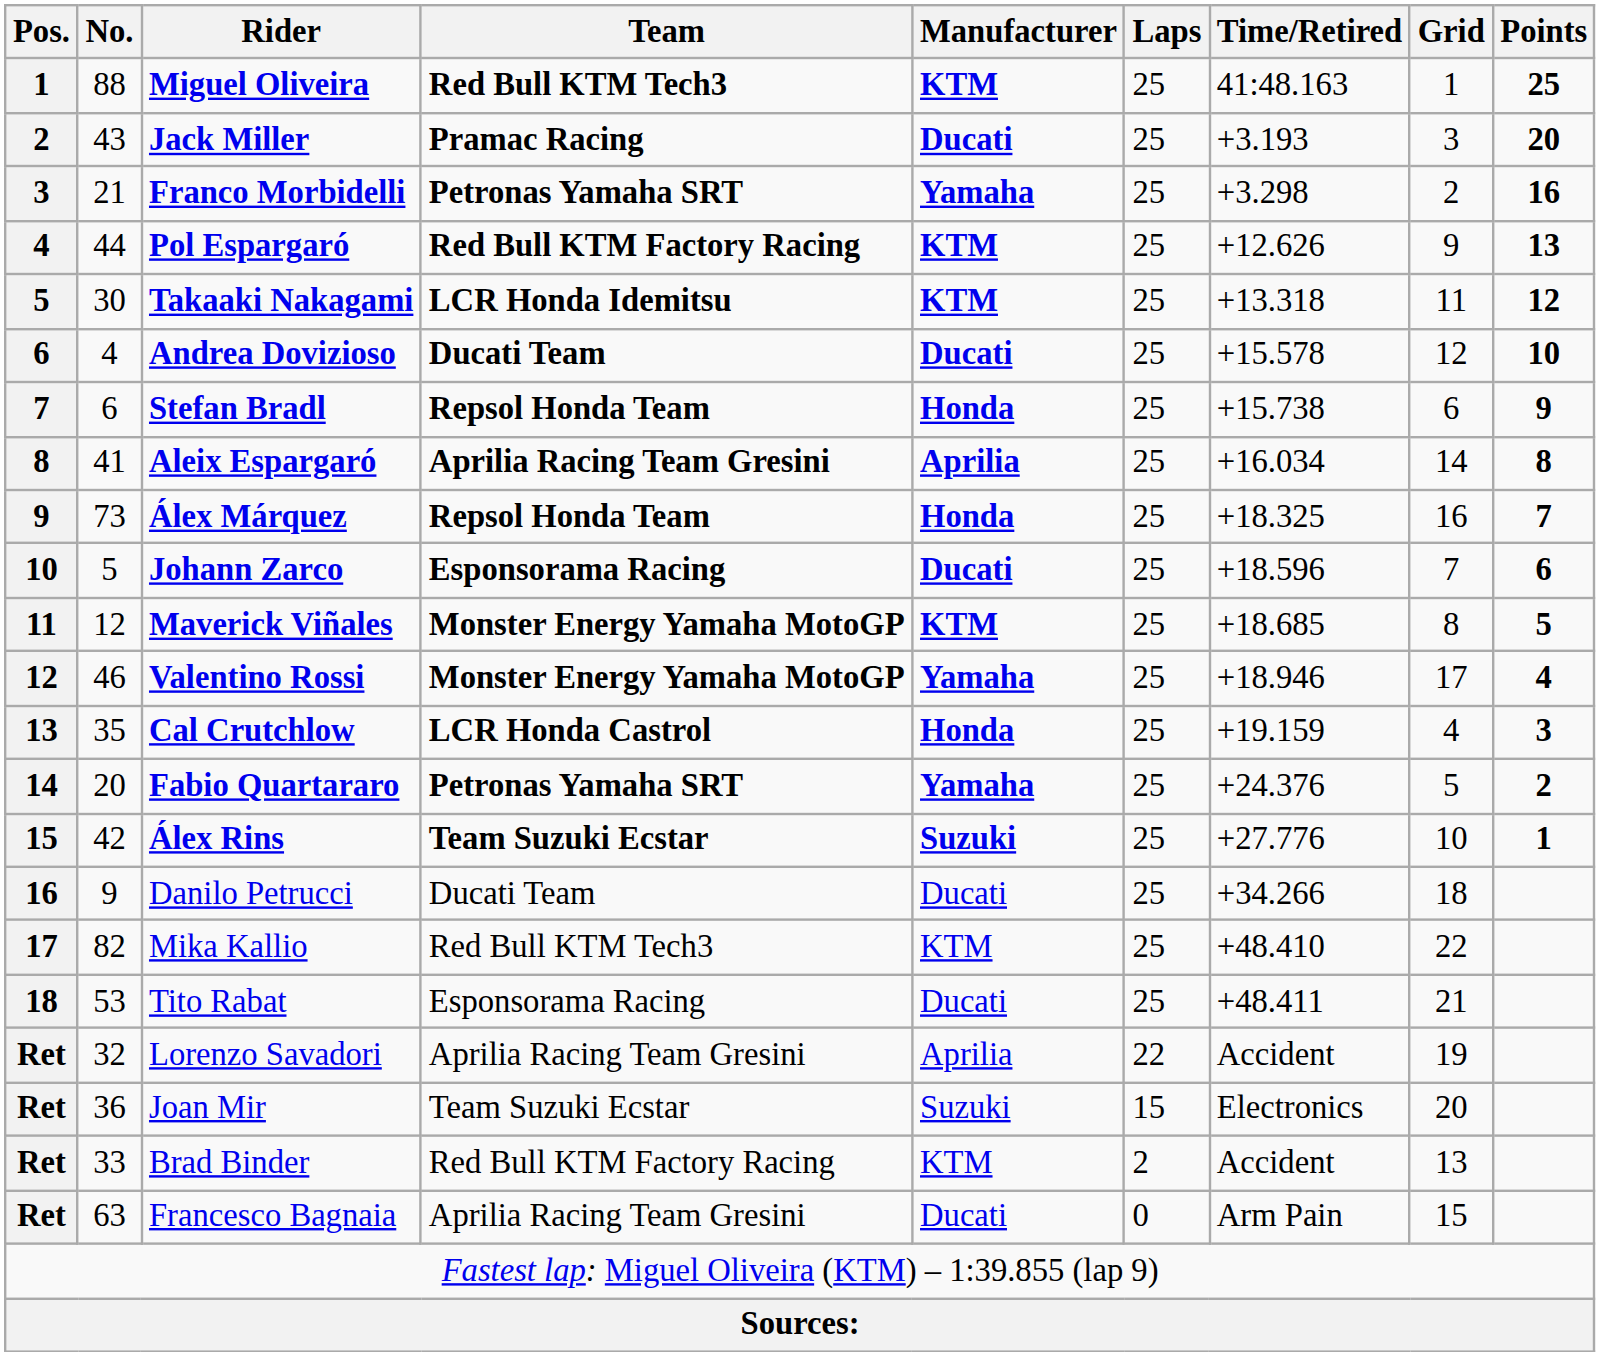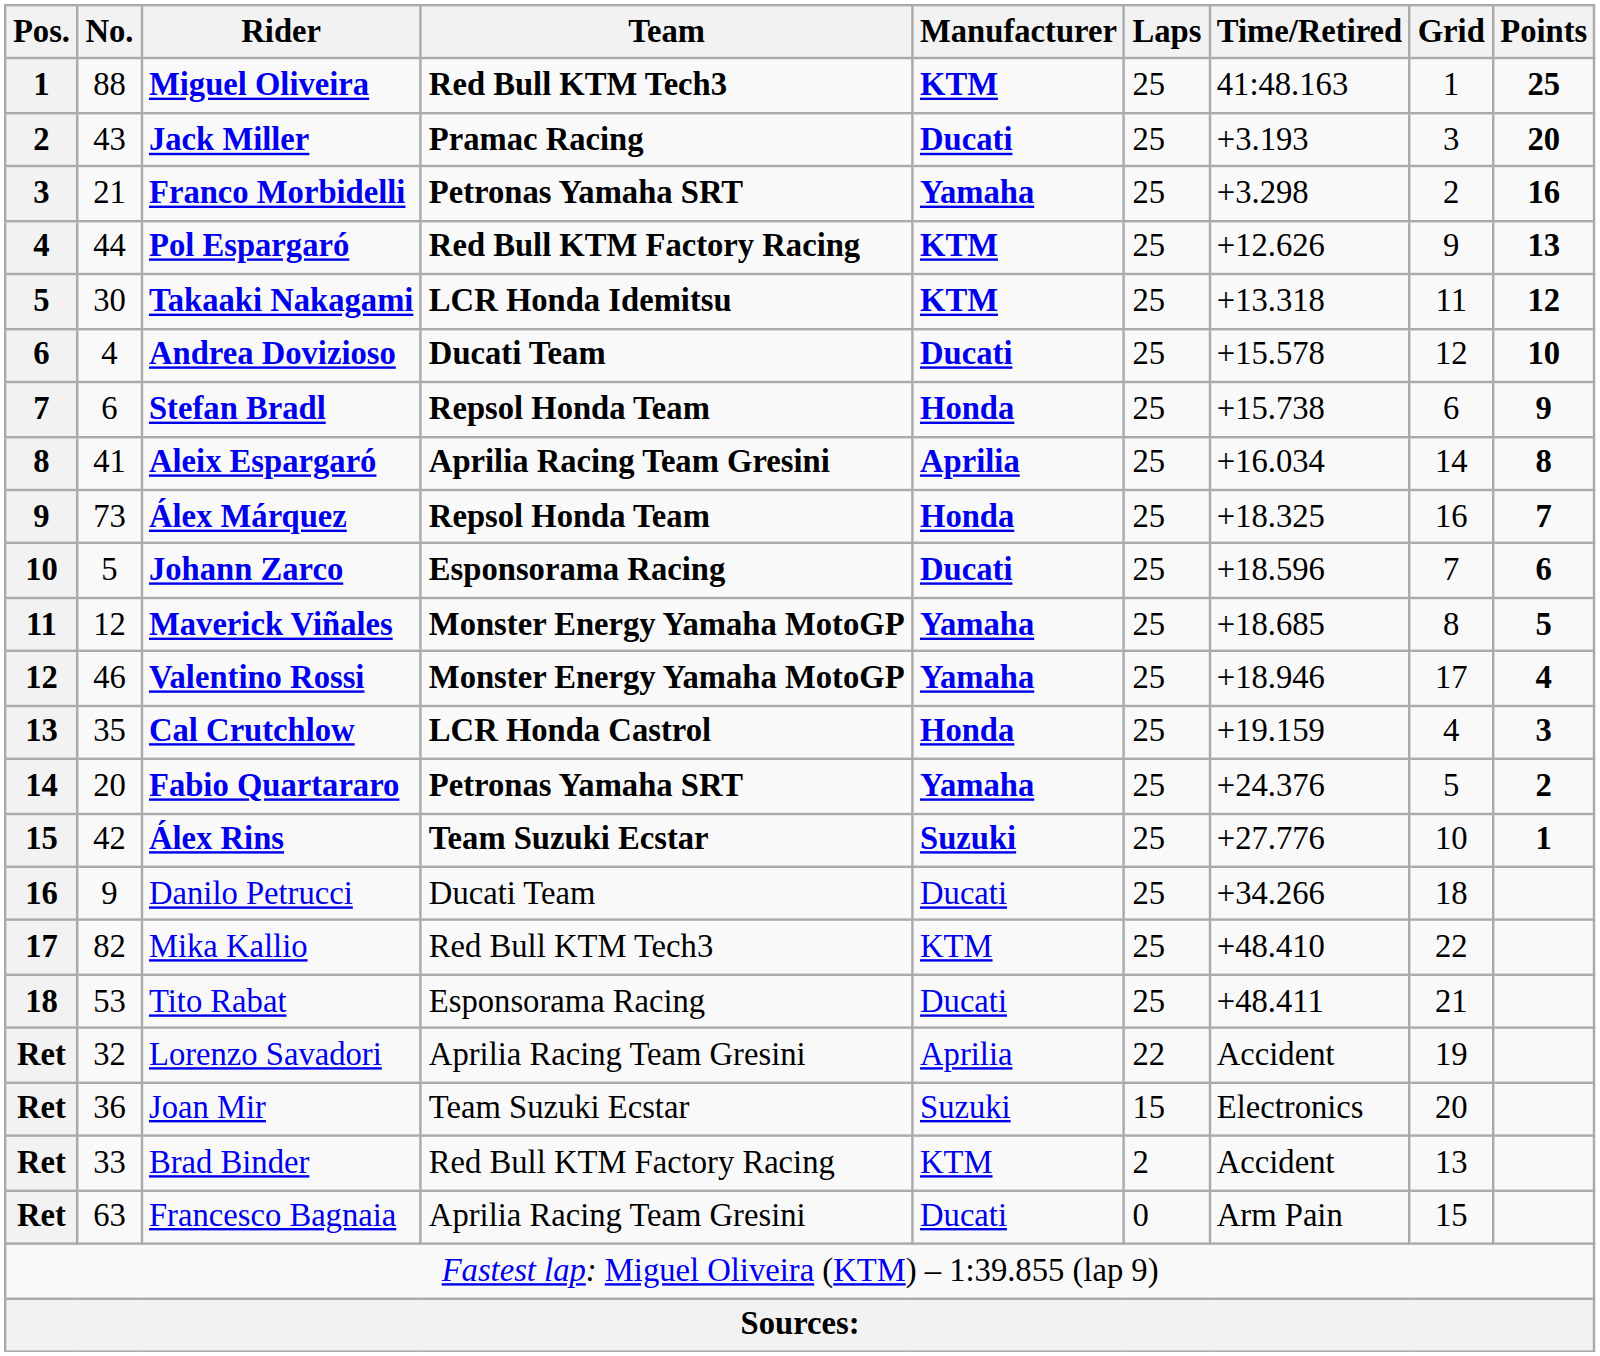(959, 623) KTM -> (977, 623) Yamaha
